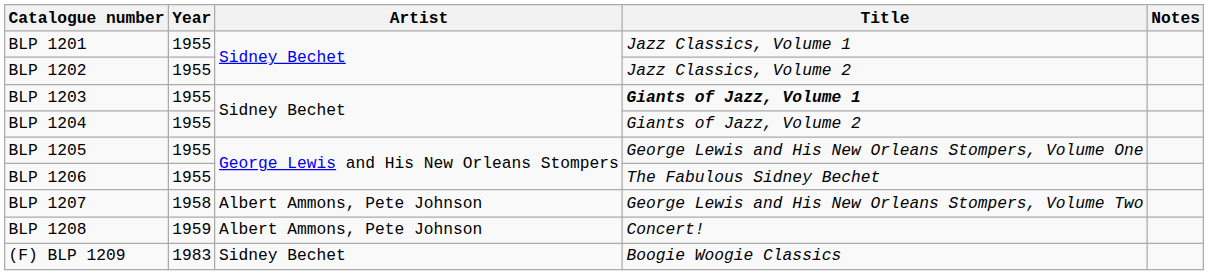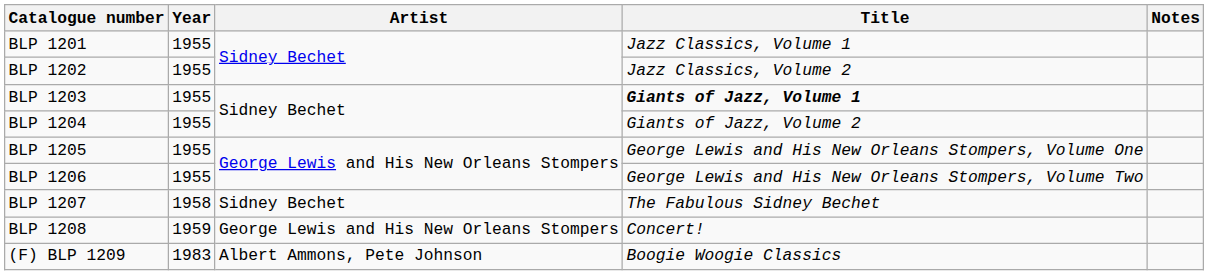(753, 177) The Fabulous Sidney Bechet -> (885, 177) George Lewis and His New Orleans Stompers, Volume Two
(351, 203) Albert Ammons, Pete Johnson -> (282, 203) Sidney Bechet
(885, 203) George Lewis and His New Orleans Stompers, Volume Two -> (753, 203) The Fabulous Sidney Bechet
(351, 230) Albert Ammons, Pete Johnson -> (419, 230) George Lewis and His New Orleans Stompers
(282, 256) Sidney Bechet -> (351, 256) Albert Ammons, Pete Johnson
